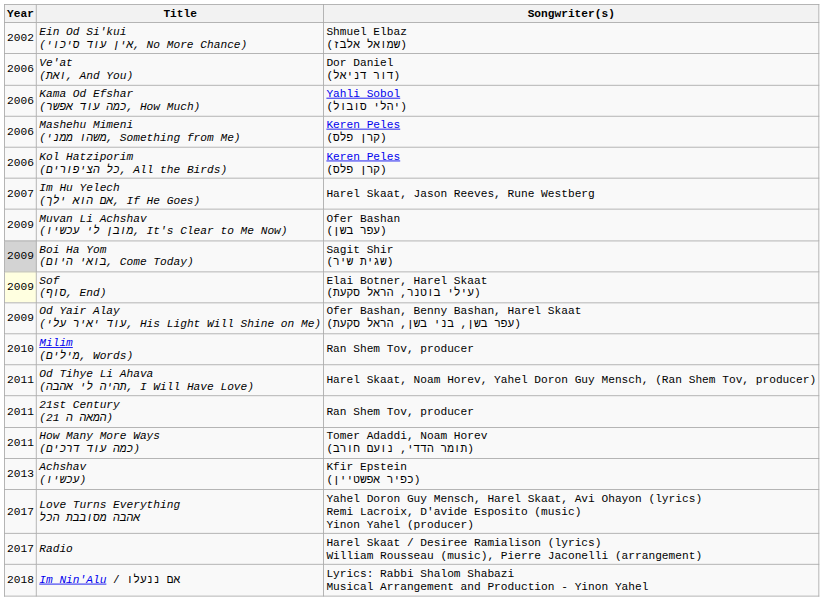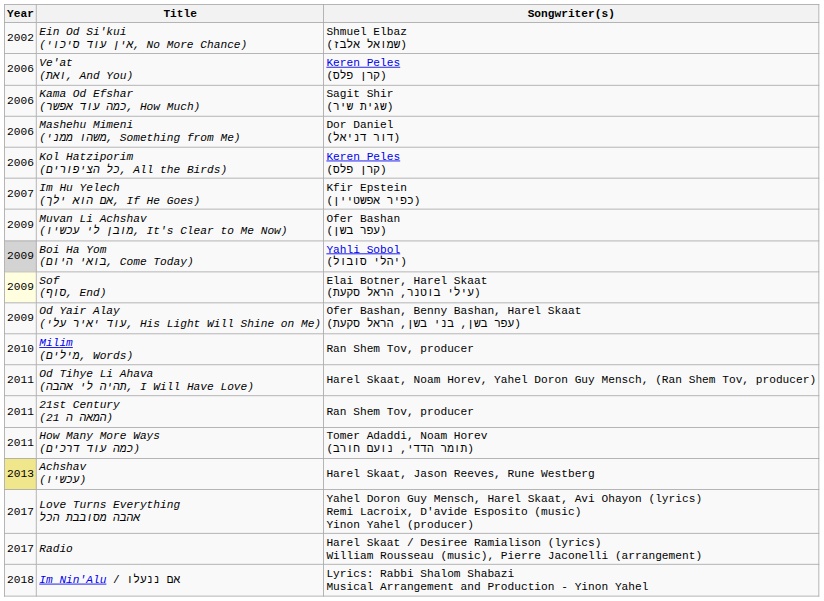(363, 69) Dor Daniel (דור דניאל) -> (363, 69) Keren Peles (קרן פלס)
(367, 100) Yahli Sobol (יהלי סובול) -> (360, 100) Sagit Shir (שגית שיר)
(363, 132) Keren Peles (קרן פלס) -> (363, 132) Dor Daniel (דור דניאל)
(461, 194) Harel Skaat, Jason Reeves, Rune Westberg -> (373, 194) Kfir Epstein (כפיר אפשטיין)
(360, 256) Sagit Shir (שגית שיר) -> (367, 256) Yahli Sobol (יהלי סובול)
(21, 474) no background -> (21, 474) khaki background
(373, 474) Kfir Epstein (כפיר אפשטיין) -> (461, 474) Harel Skaat, Jason Reeves, Rune Westberg
